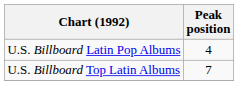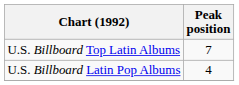rows swapped: (94, 70) <-> (94, 49)
